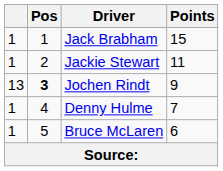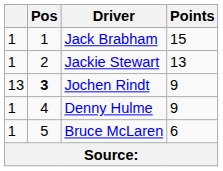(178, 62) 11 -> (178, 62) 13
(174, 109) 7 -> (174, 109) 9
